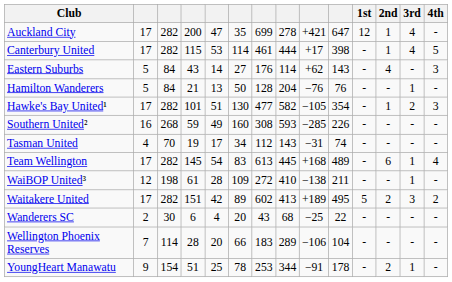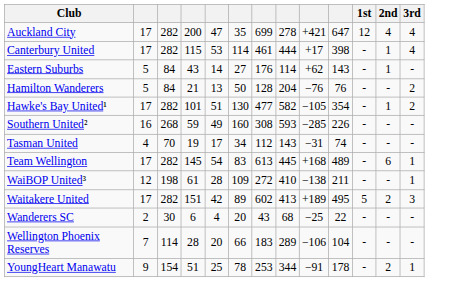- column: (436, 13)
(388, 32) 1 -> (388, 32) 4
(388, 69) 4 -> (388, 69) 1
(412, 87) 1 -> (412, 87) 2
